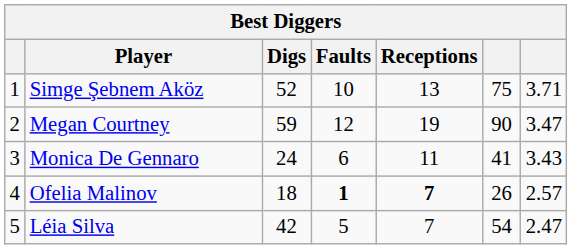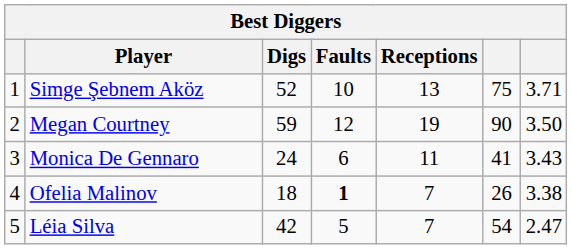(544, 124) 3.47 -> (544, 124) 3.50
(429, 192) bold -> (429, 192) normal
(544, 192) 2.57 -> (544, 192) 3.38
